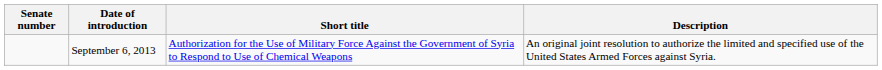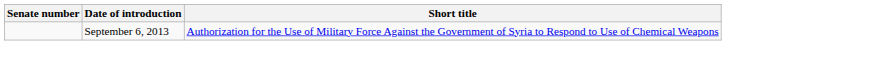- column: (700, 25)
